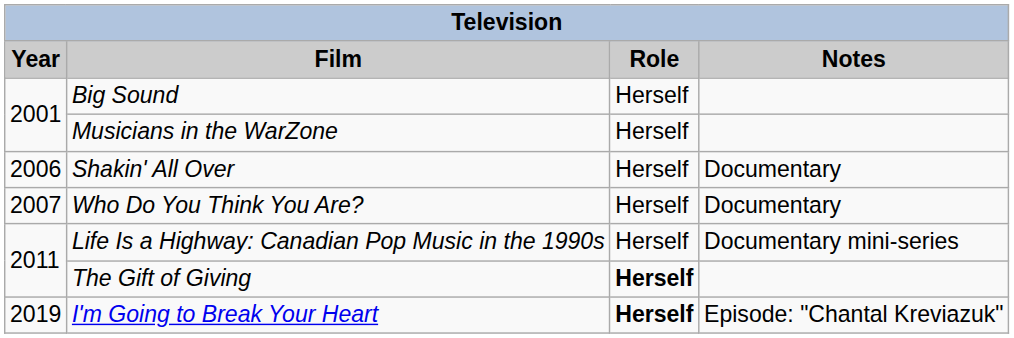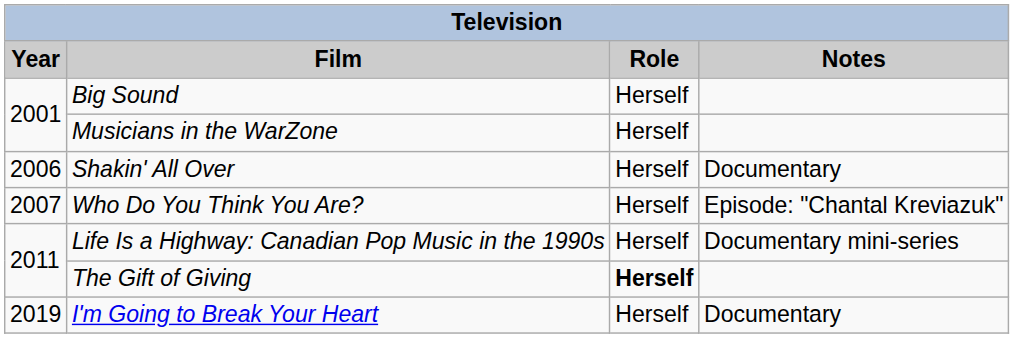(773, 205) Documentary -> (854, 205) Episode: "Chantal Kreviazuk"
(654, 315) bold -> (652, 315) normal
(854, 315) Episode: "Chantal Kreviazuk" -> (773, 315) Documentary
